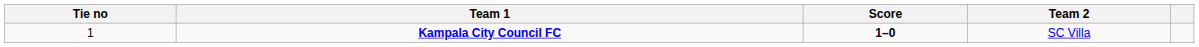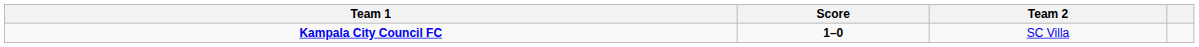- column: (90, 14)
